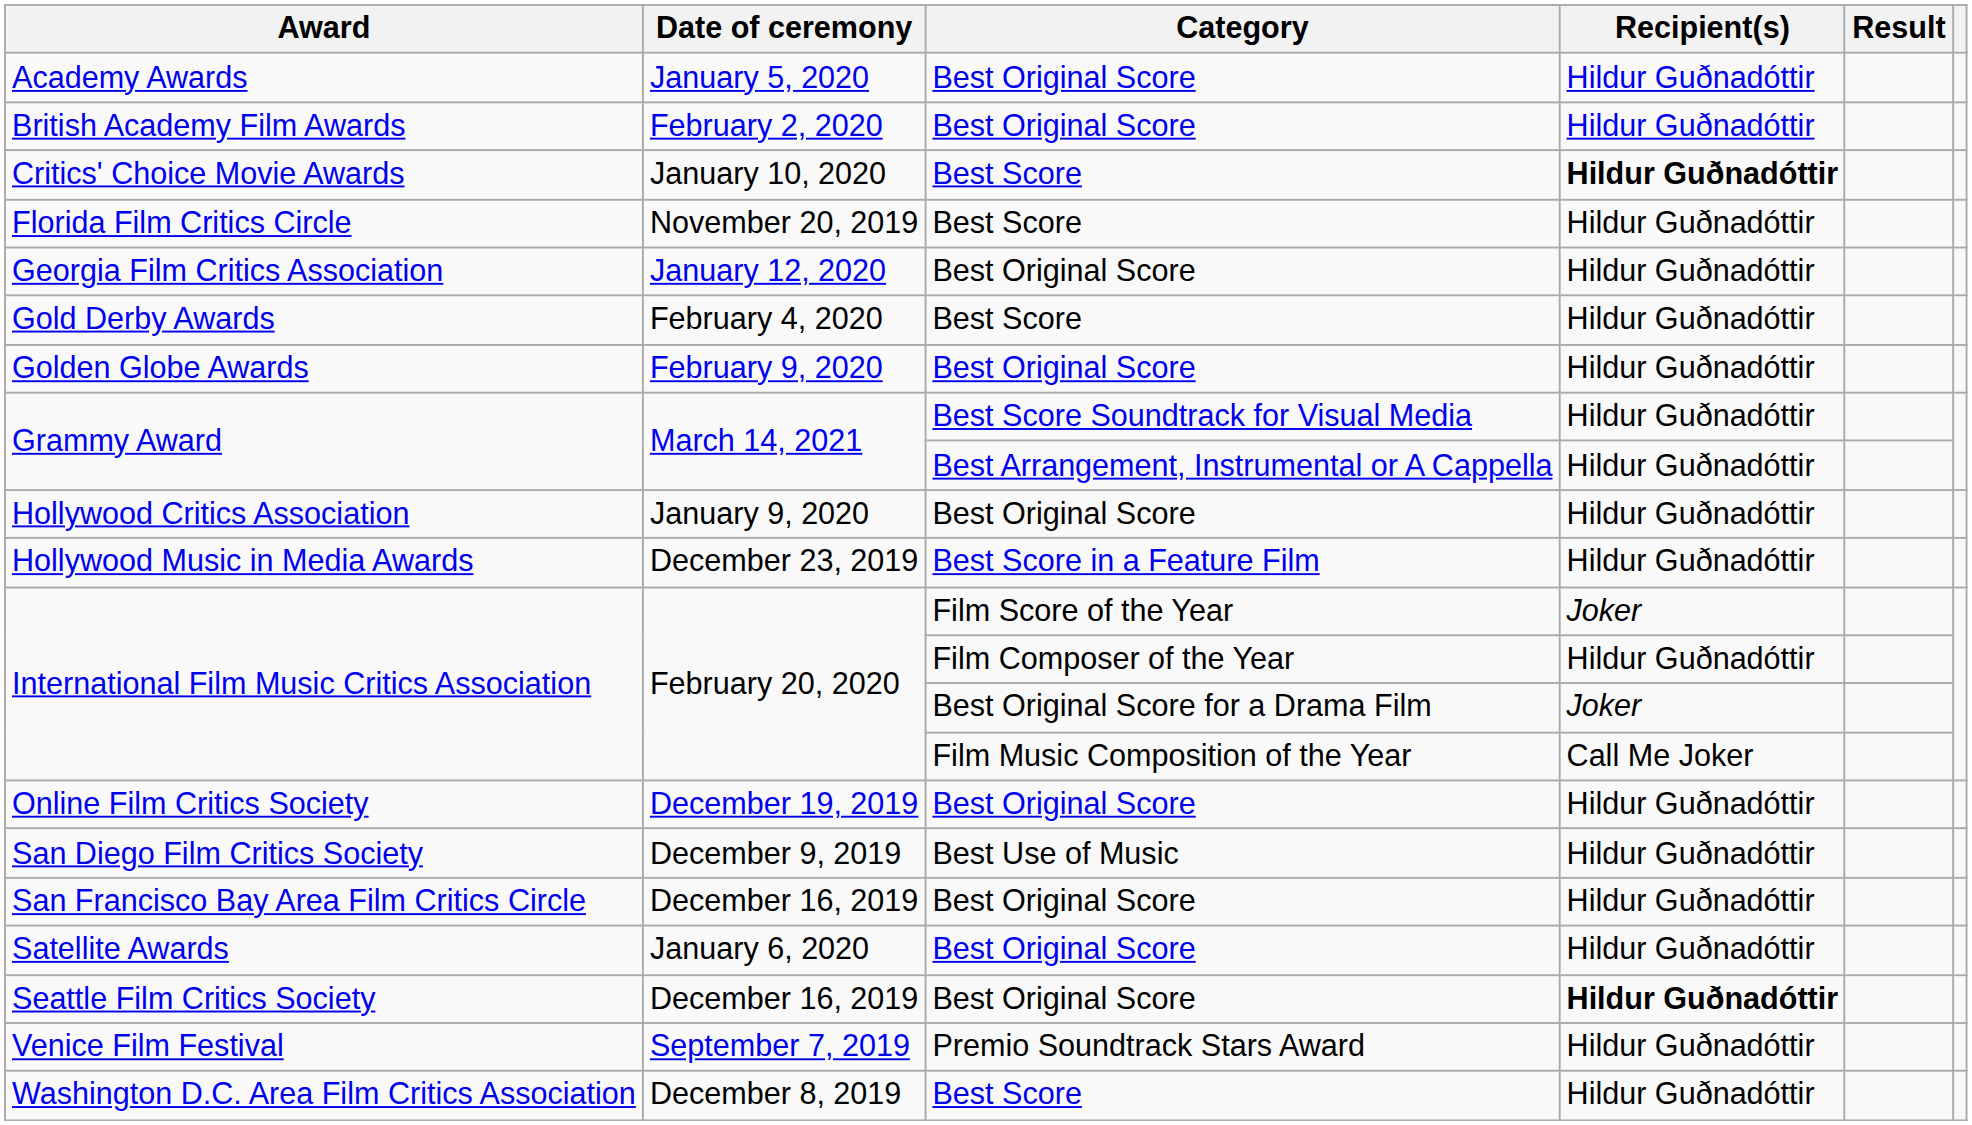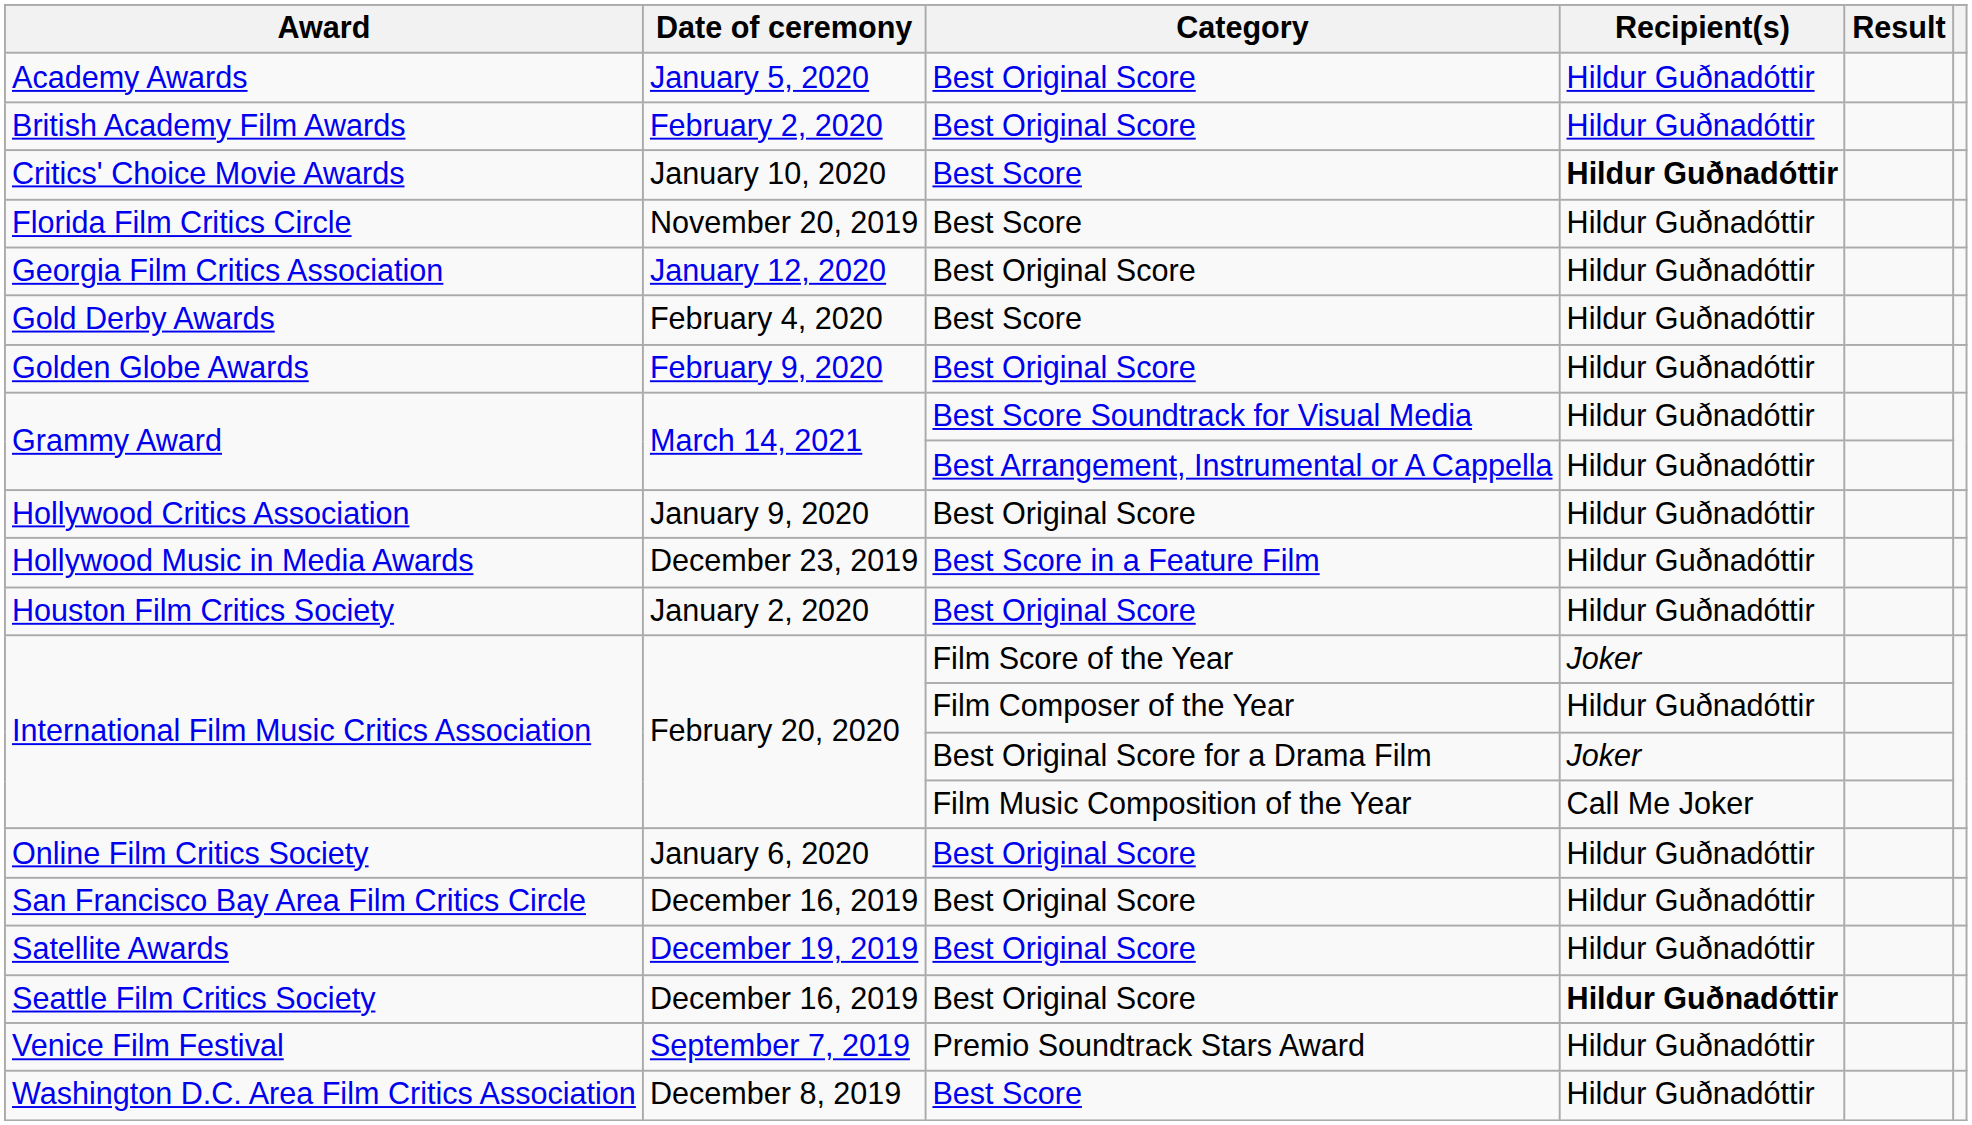+ row: (203, 610)
(784, 804) December 19, 2019 -> (760, 852) January 6, 2020
- row: (217, 852)
(760, 949) January 6, 2020 -> (784, 949) December 19, 2019
